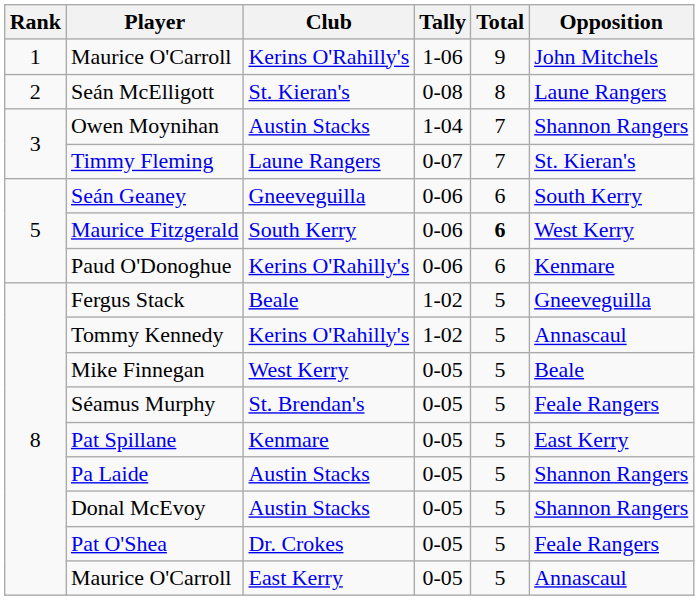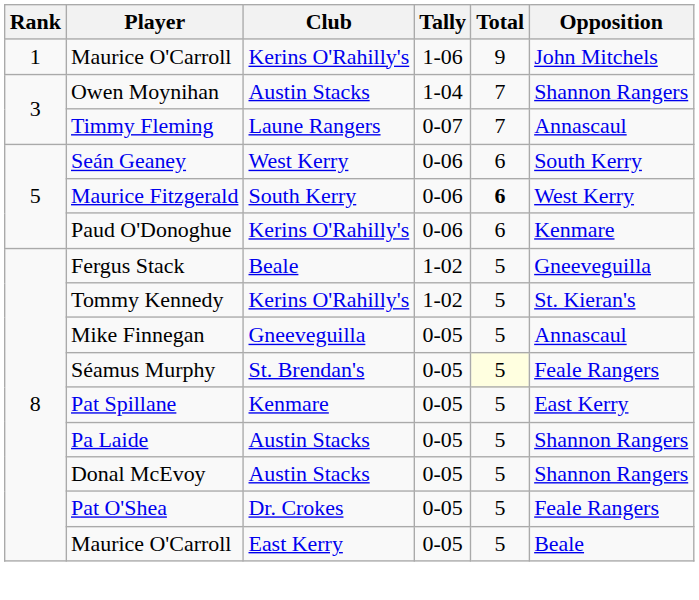- row: (143, 91)
(585, 160) St. Kieran's -> (580, 126) Annascaul
(307, 195) Gneeveguilla -> (298, 160) West Kerry
(580, 334) Annascaul -> (585, 299) St. Kieran's
(298, 369) West Kerry -> (307, 334) Gneeveguilla
(559, 369) Beale -> (580, 334) Annascaul
(500, 404) no background -> (500, 369) lightyellow background
(580, 578) Annascaul -> (559, 543) Beale
